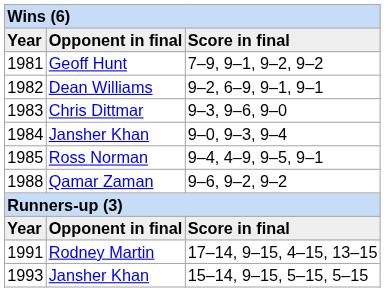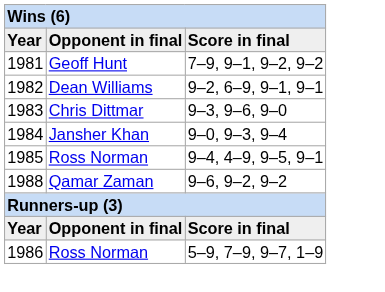+ row: (25, 252)
- row: (25, 252)
- row: (25, 275)
